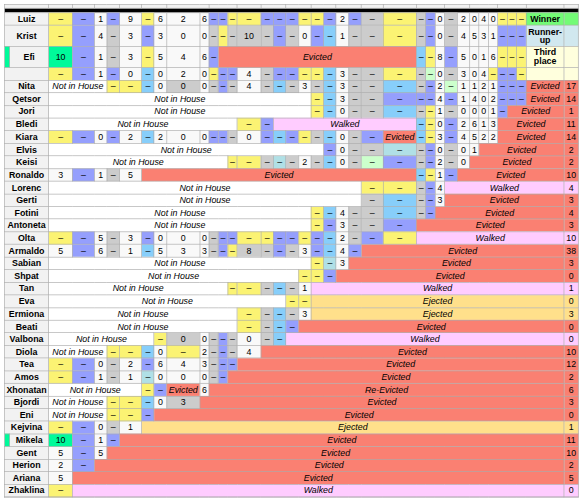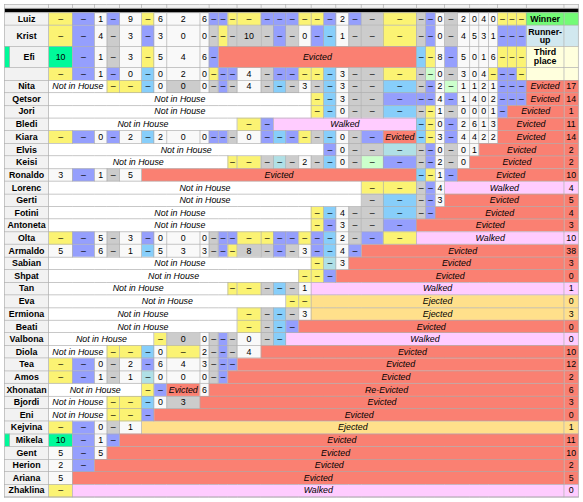(474, 137) 5 -> (474, 137) 4
(571, 200) 3 -> (571, 200) 5
